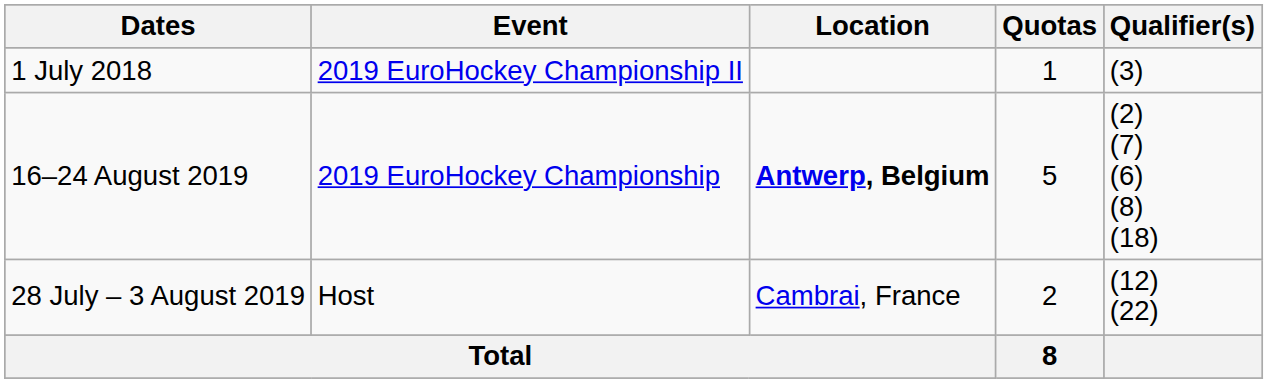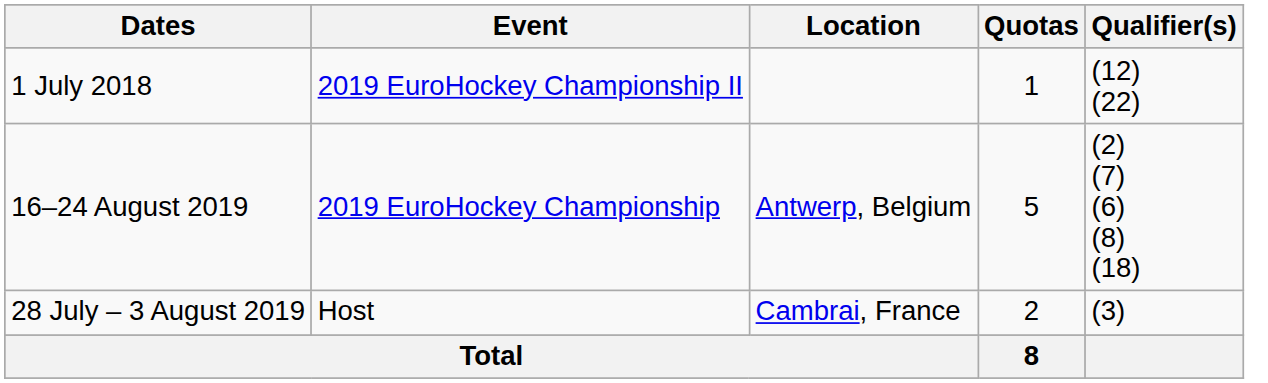(1127, 69) (3) -> (1116, 85) (12) (22)
(873, 175) bold -> (863, 206) normal
(1134, 296) (12) (22) -> (1108, 312) (3)
